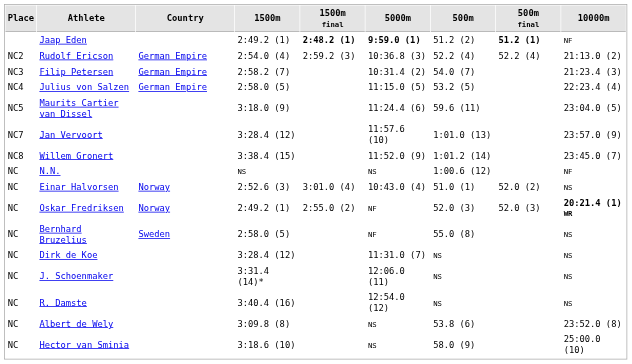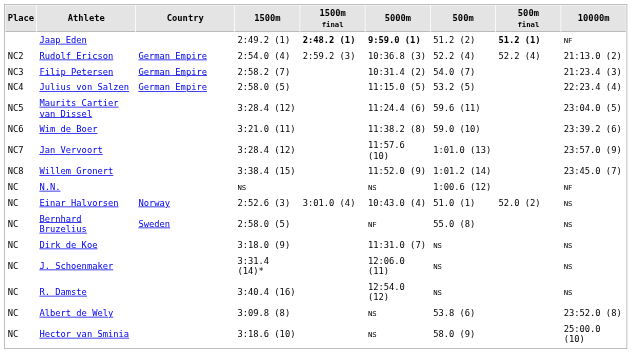(264, 108) 3:18.0 (9) -> (266, 108) 3:28.4 (12)
+ row: (68, 129)
- row: (82, 208)
(266, 255) 3:28.4 (12) -> (264, 245) 3:18.0 (9)
